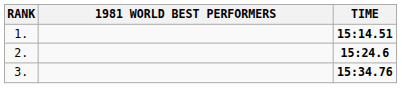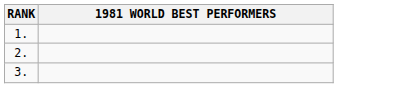- column: (365, 14)
